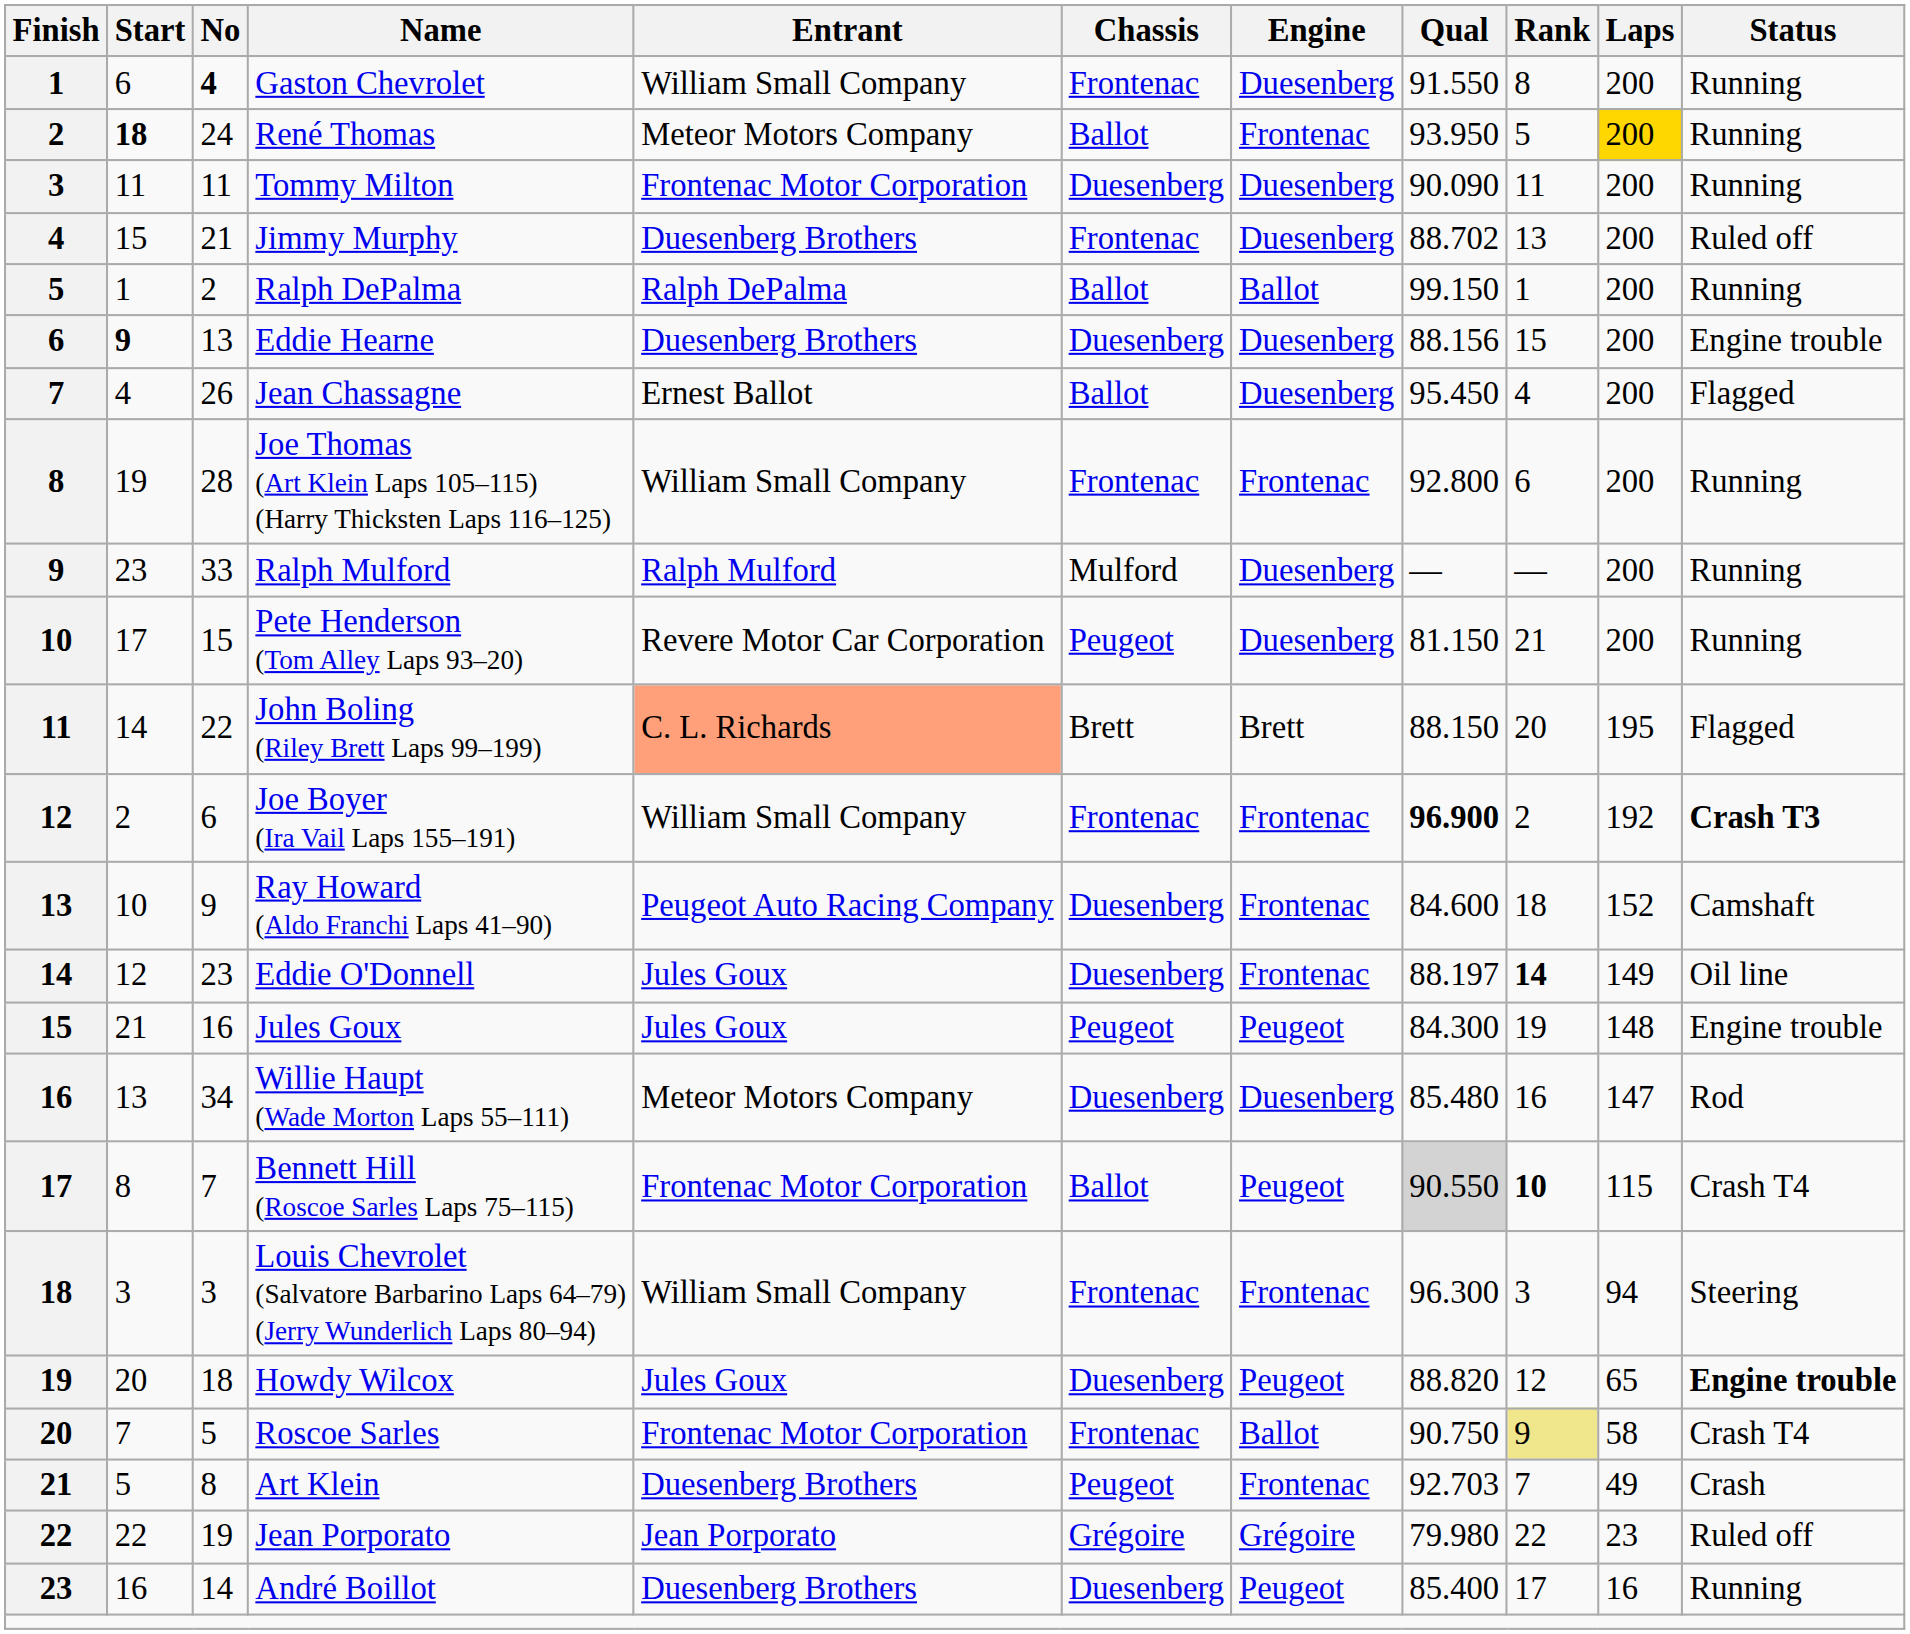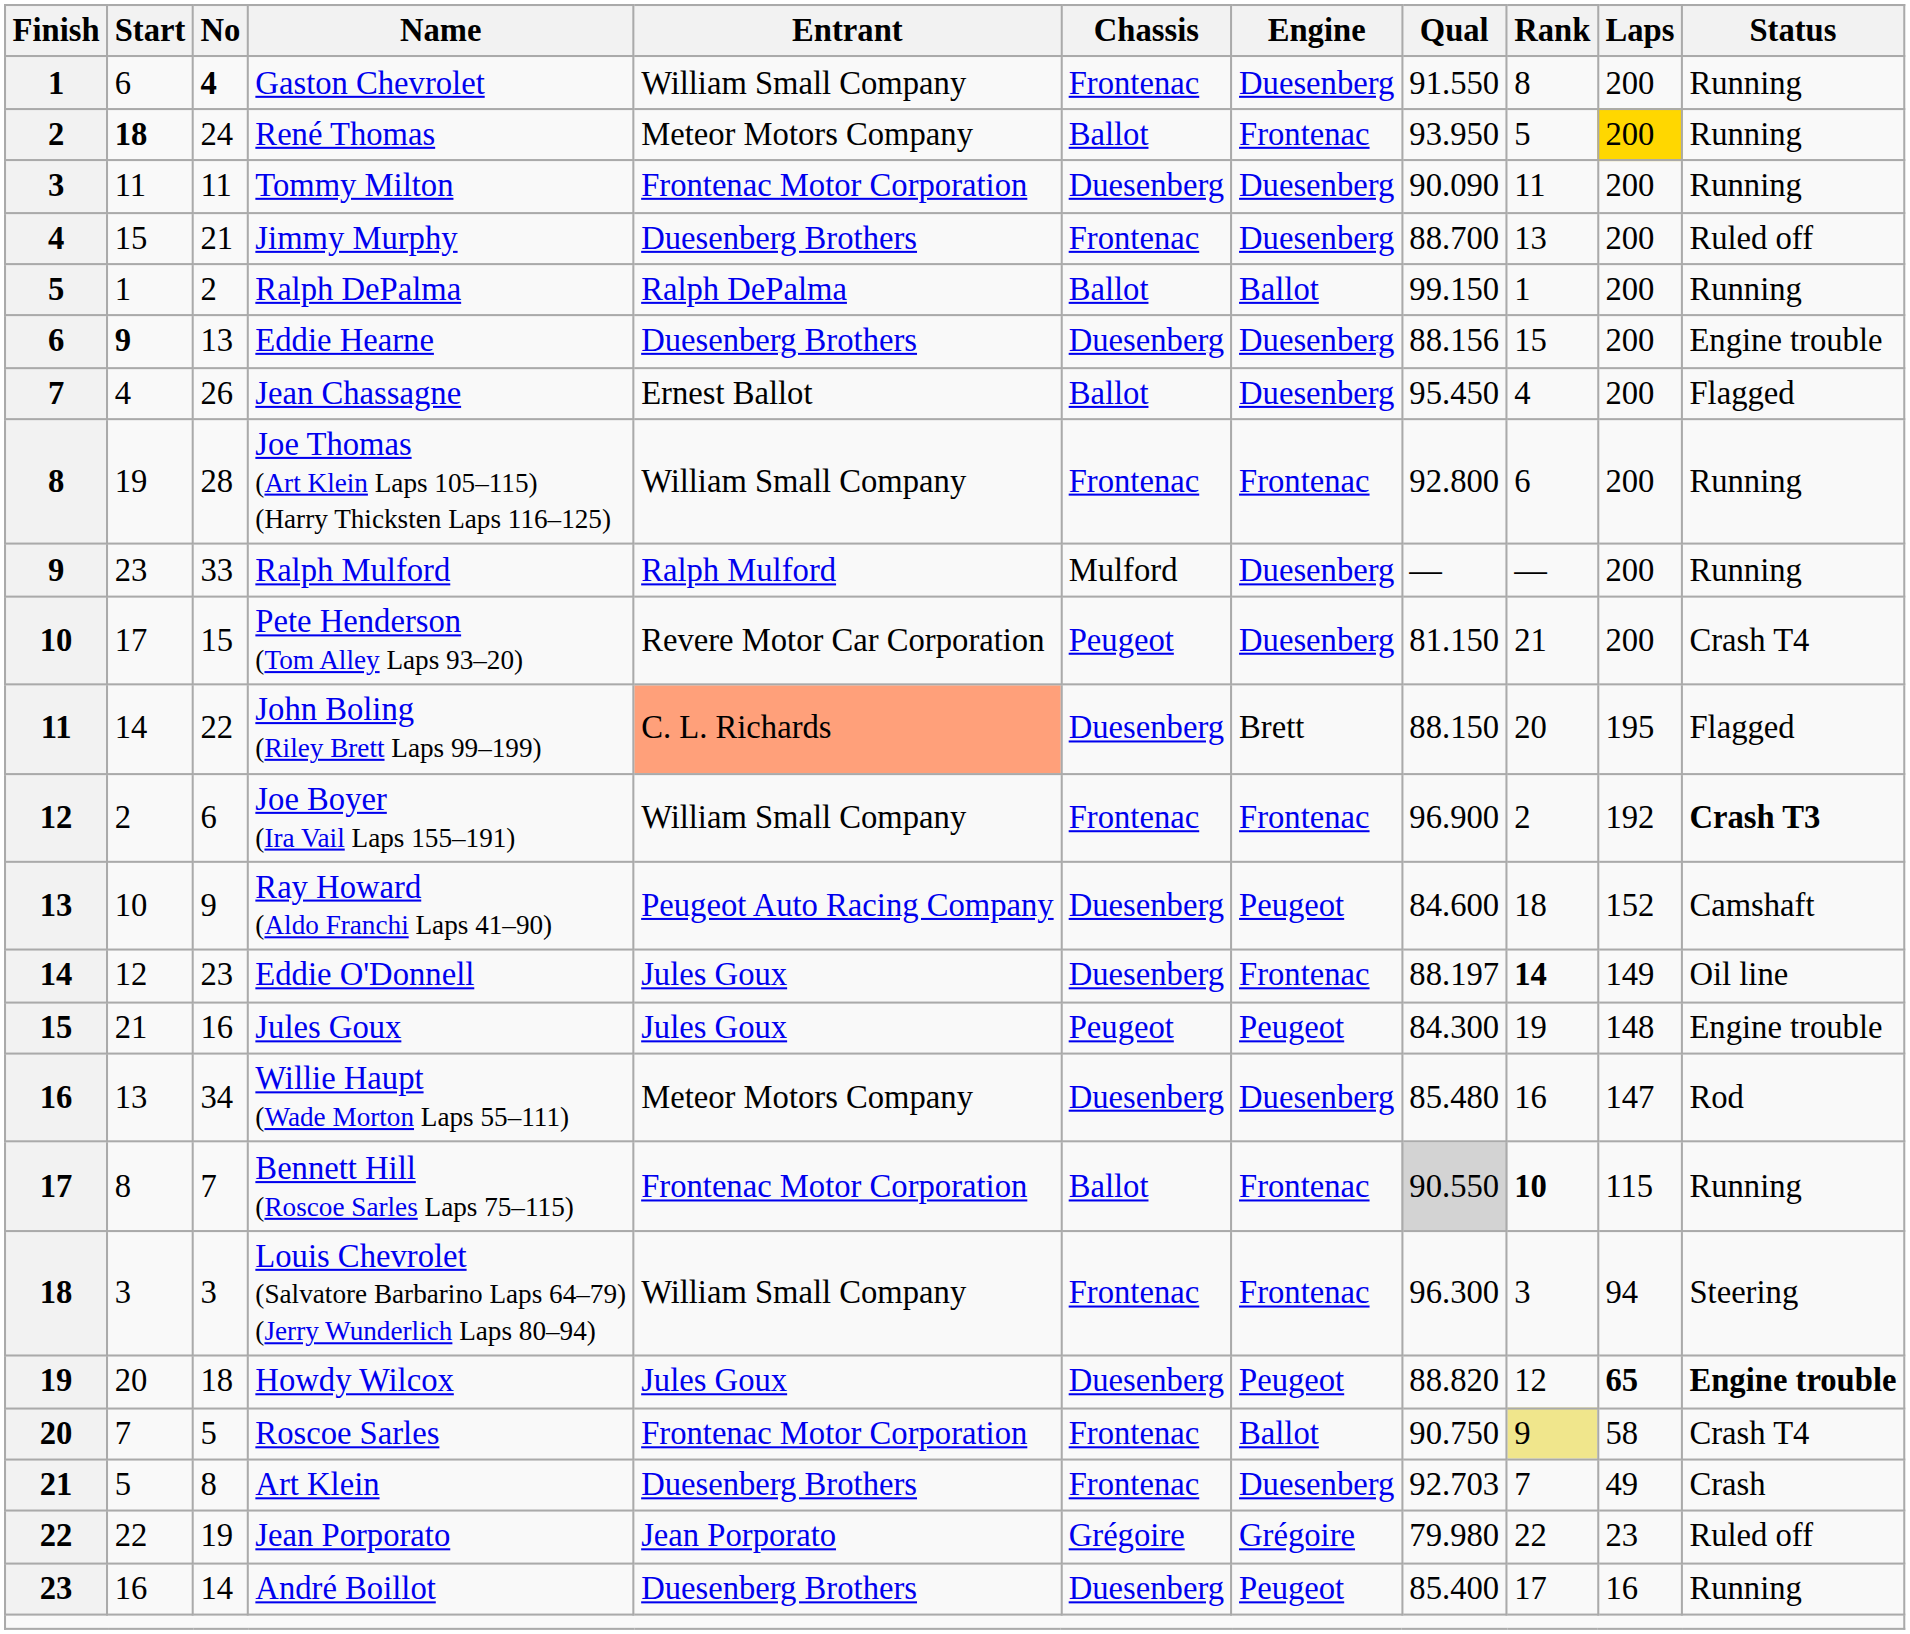(1454, 237) 88.702 -> (1454, 237) 88.700
(1746, 639) Running -> (1749, 639) Crash T4
(1101, 728) Brett -> (1146, 728) Duesenberg
(1454, 816) bold -> (1454, 816) normal
(1304, 905) Frontenac -> (1292, 905) Peugeot
(1292, 1185) Peugeot -> (1304, 1185) Frontenac
(1749, 1185) Crash T4 -> (1746, 1185) Running
(1622, 1381) normal -> (1622, 1381) bold
(1121, 1484) Peugeot -> (1134, 1484) Frontenac
(1304, 1484) Frontenac -> (1317, 1484) Duesenberg
